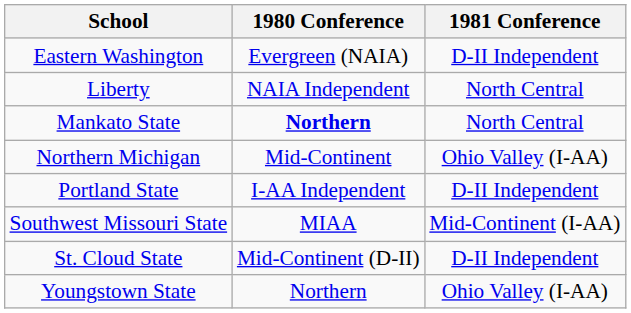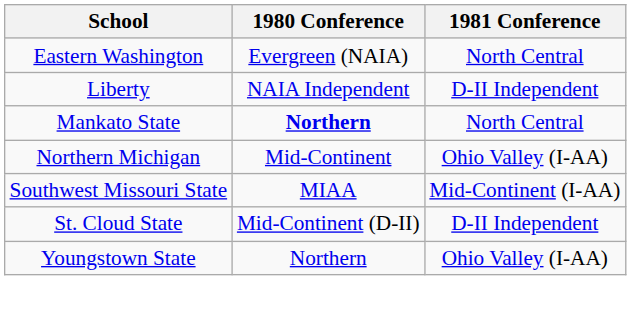(525, 55) D-II Independent -> (525, 55) North Central
(525, 88) North Central -> (525, 88) D-II Independent
- row: (118, 190)
